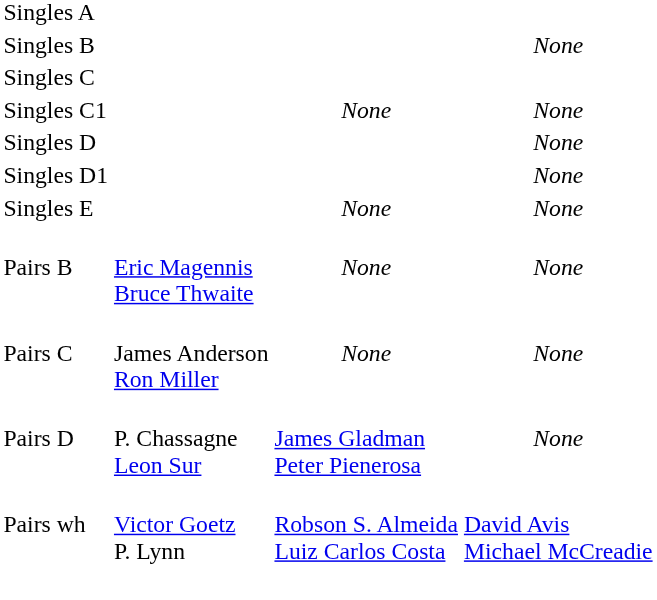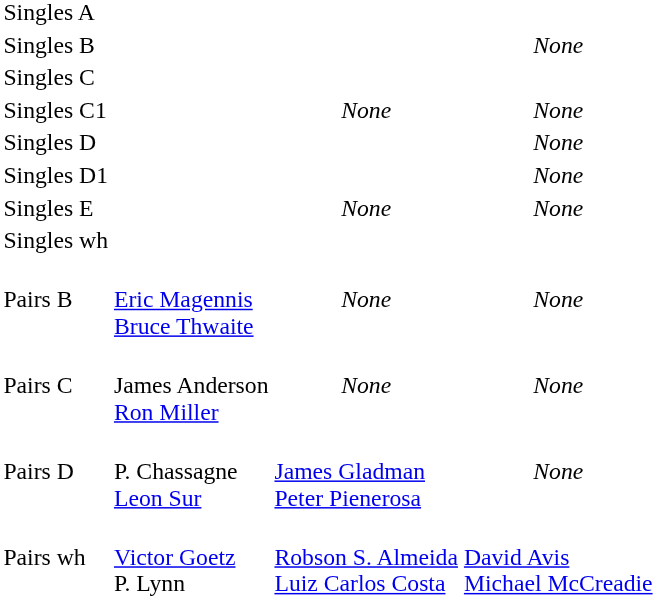+ row: (56, 240)
